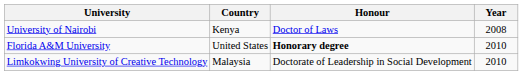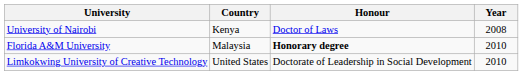(240, 45) United States -> (231, 45) Malaysia
(231, 62) Malaysia -> (240, 62) United States
